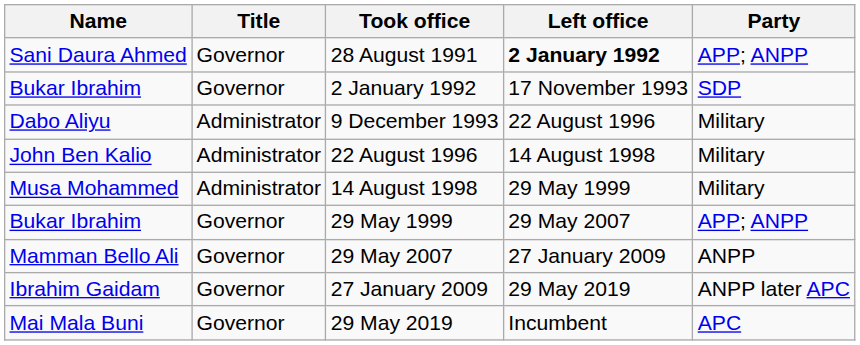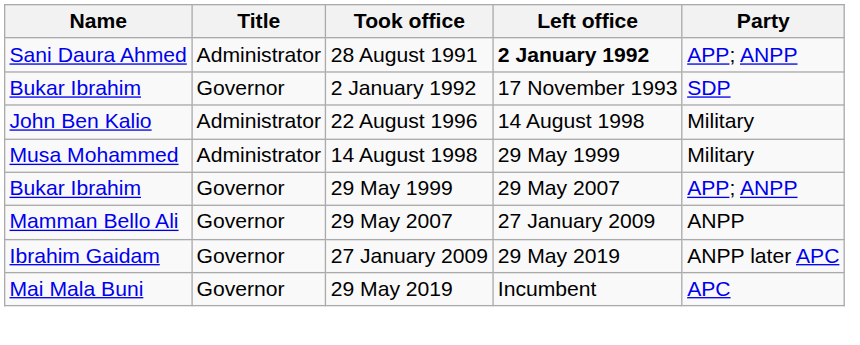(241, 54) Governor -> (259, 54) Administrator
- row: (415, 121)
